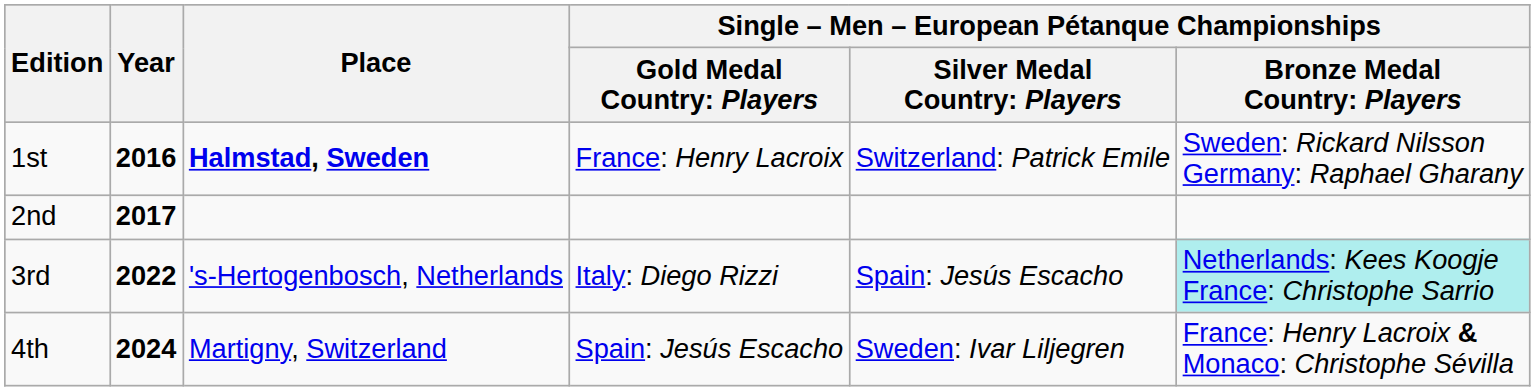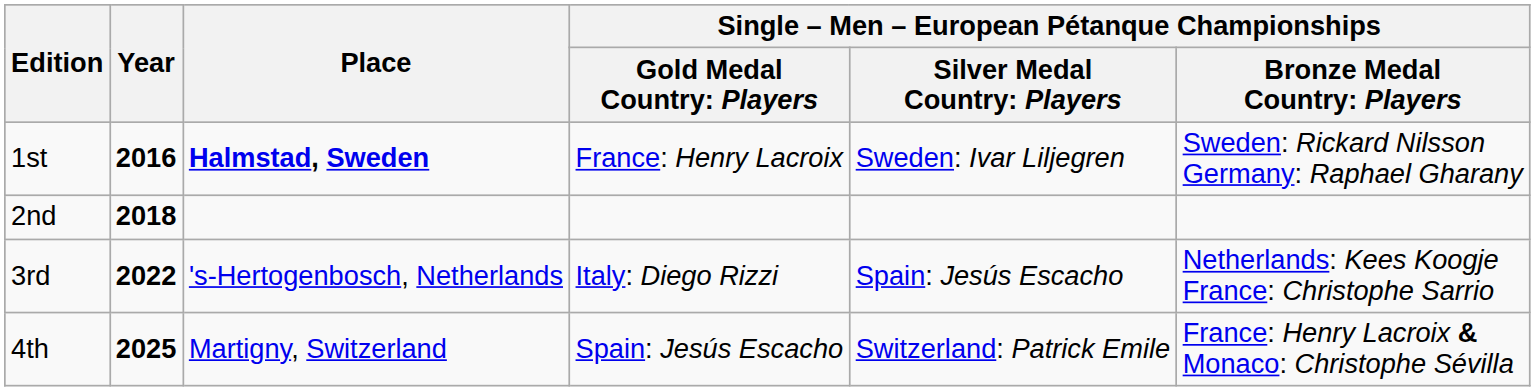(1013, 158) Switzerland: Patrick Emile -> (990, 158) Sweden: Ivar Liljegren
(146, 216) 2017 -> (146, 216) 2018
(1341, 275) paleturquoise background -> (1341, 275) no background
(146, 348) 2024 -> (146, 348) 2025
(990, 348) Sweden: Ivar Liljegren -> (1013, 348) Switzerland: Patrick Emile
